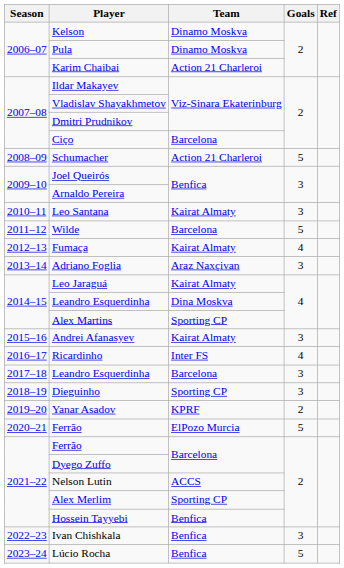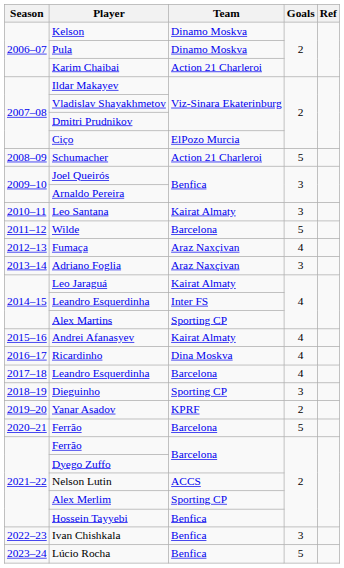(194, 139) Barcelona -> (205, 139) ElPozo Murcia
(203, 247) Kairat Almaty -> (205, 247) Araz Naxçivan
(202, 301) Dina Moskva -> (190, 301) Inter FS
(301, 337) 3 -> (301, 337) 4
(190, 355) Inter FS -> (202, 355) Dina Moskva
(301, 373) 3 -> (301, 373) 4
(205, 427) ElPozo Murcia -> (194, 427) Barcelona
